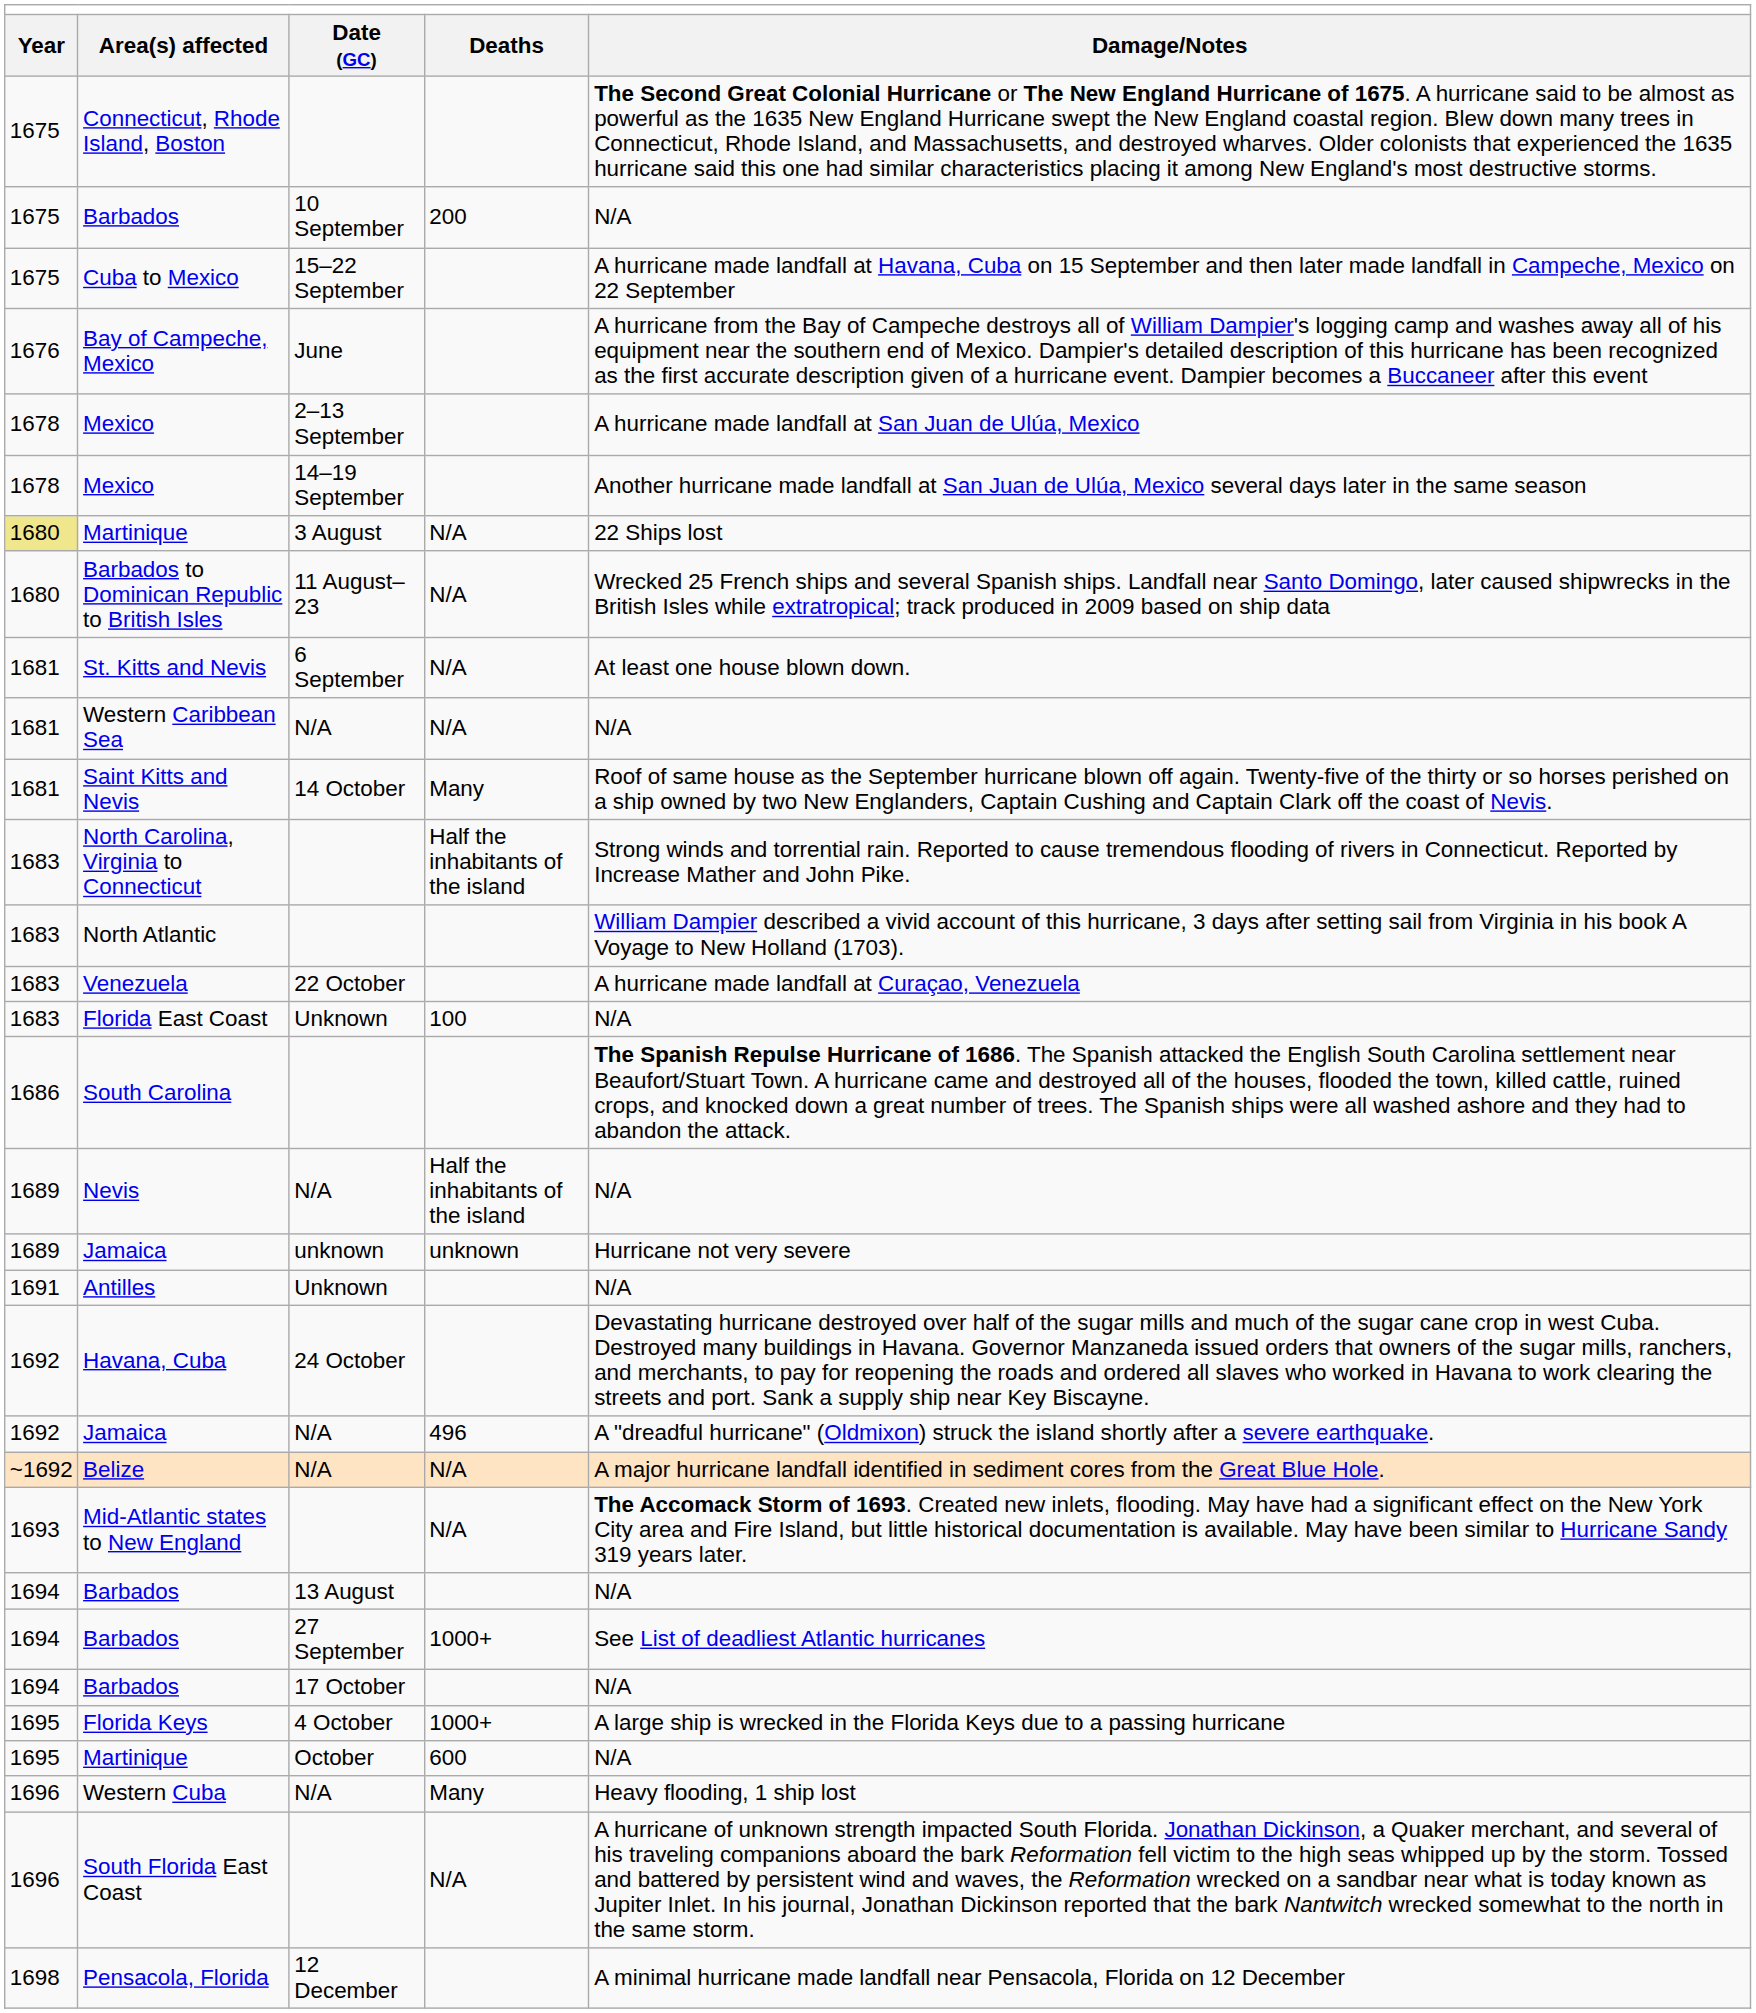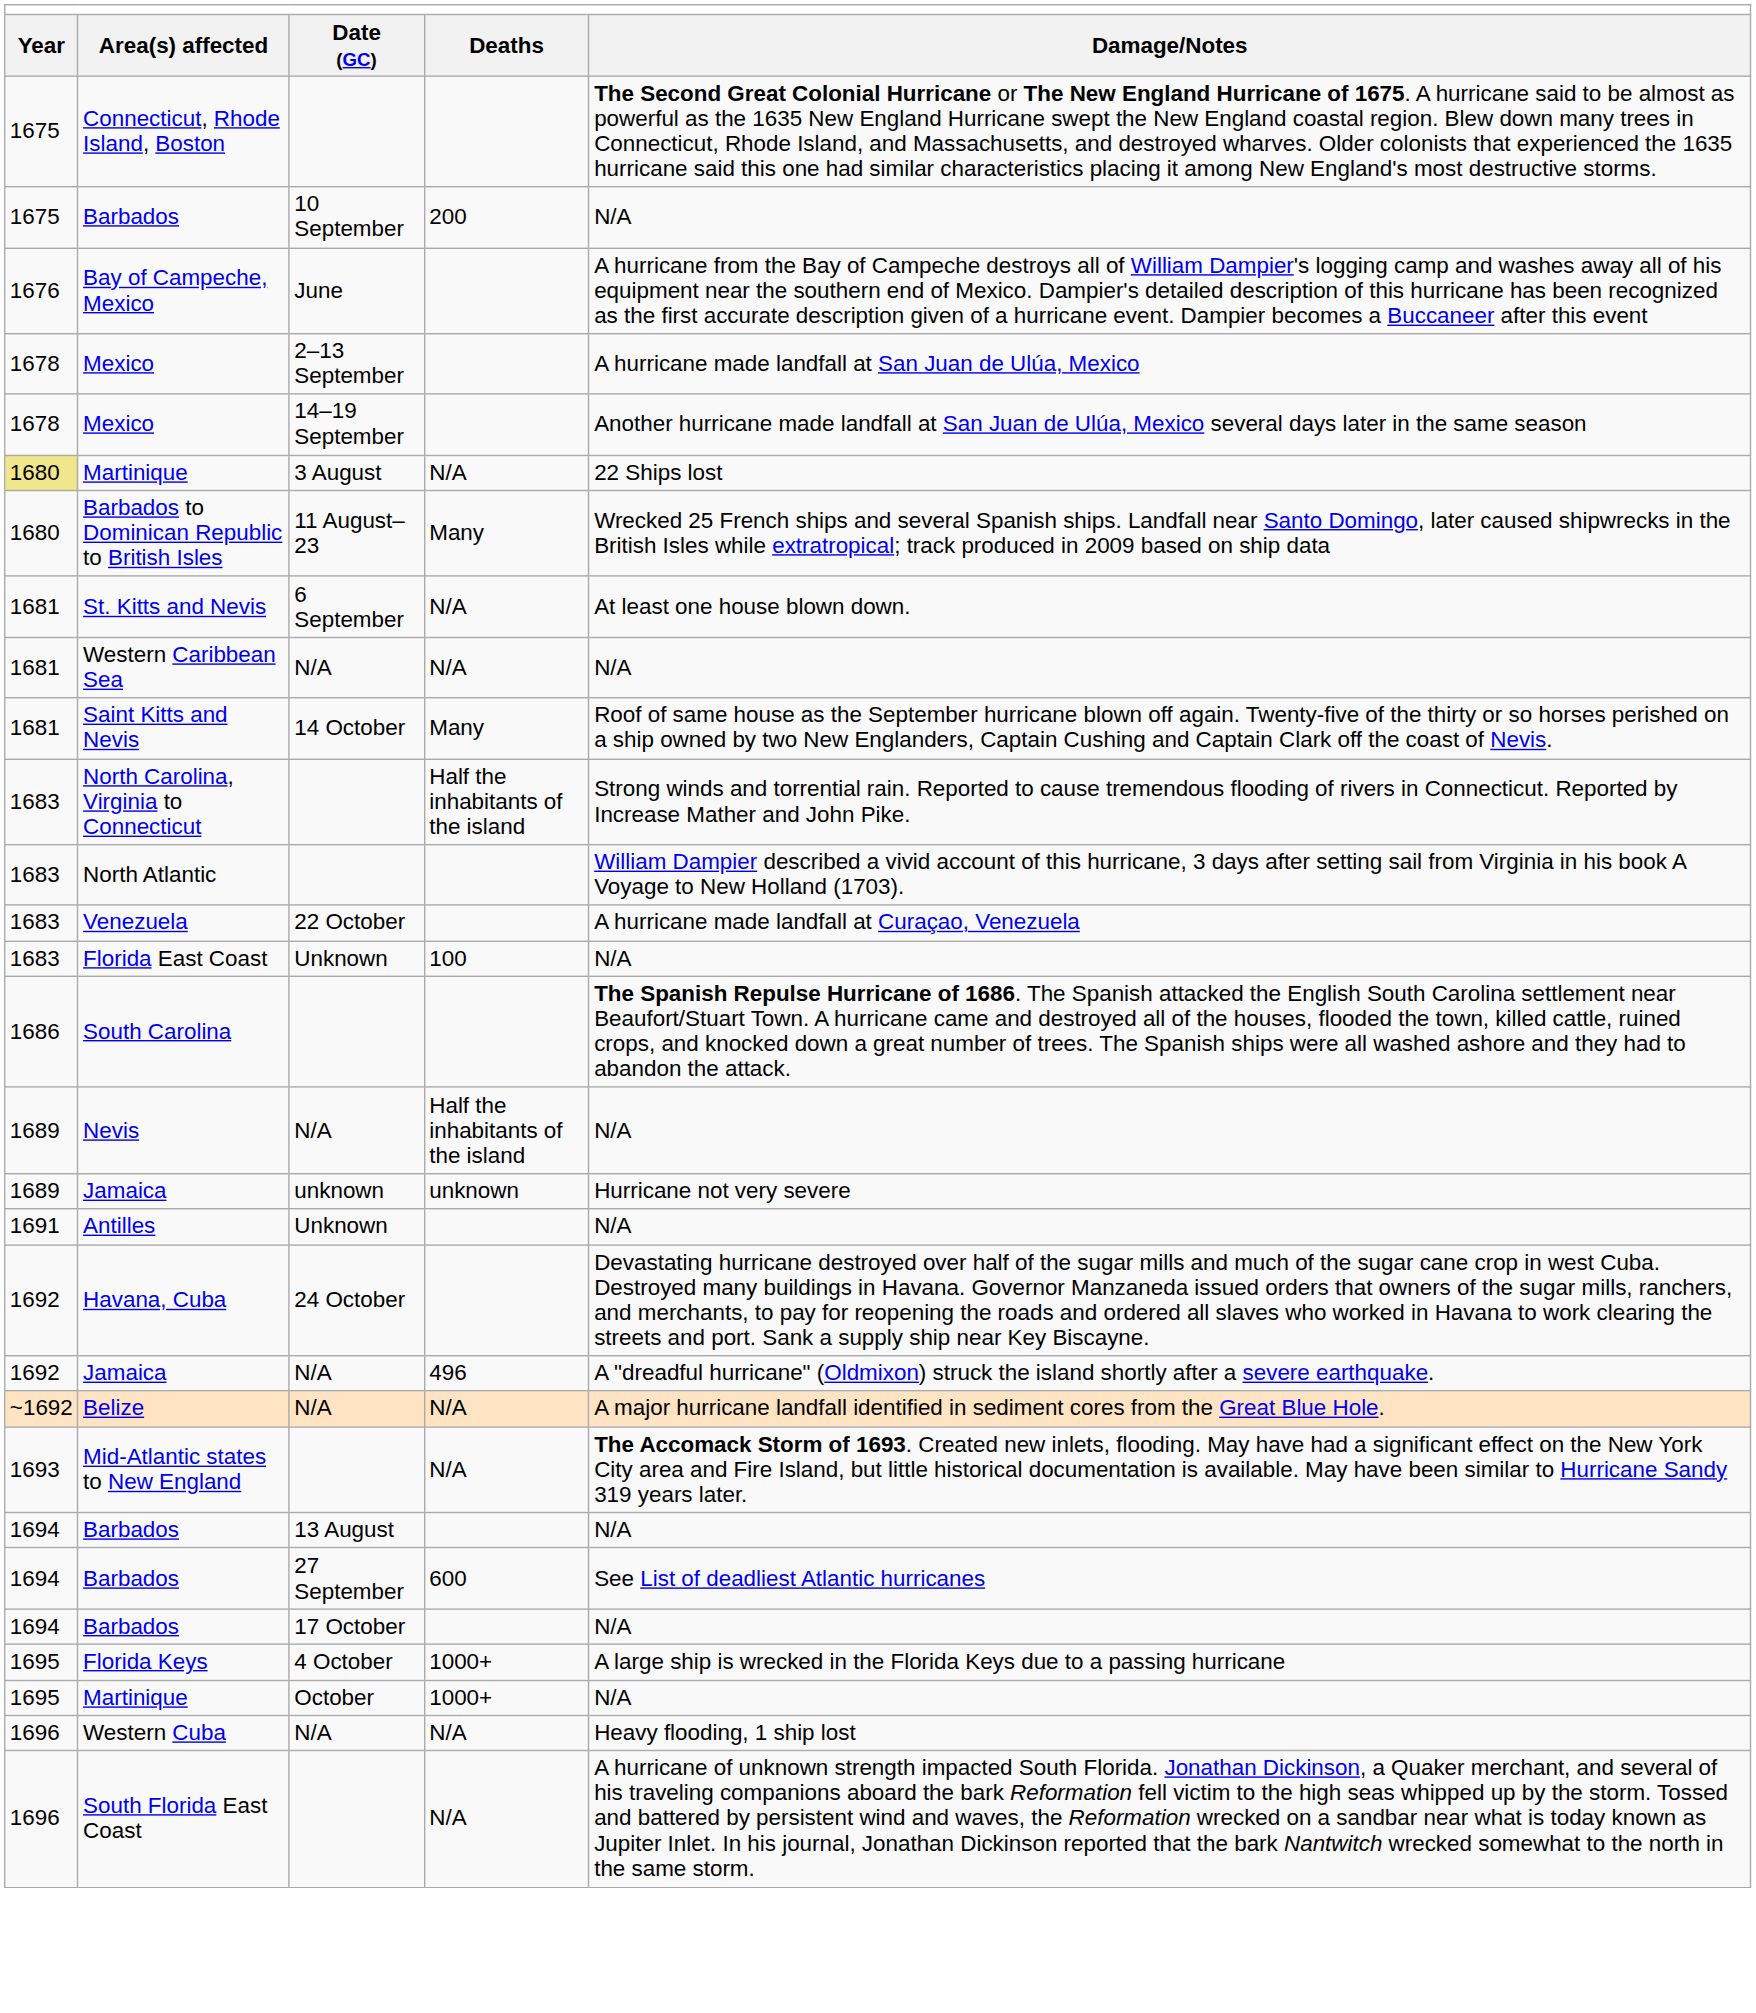- row: (161, 277)
(448, 593) N/A -> (457, 533) Many
(461, 1638) 1000+ -> (448, 1578) 600
(448, 1758) 600 -> (461, 1697) 1000+
(457, 1793) Many -> (448, 1732) N/A
- row: (176, 1978)
